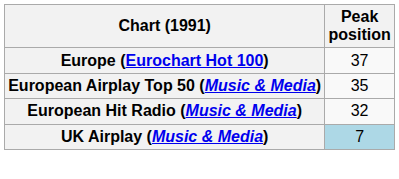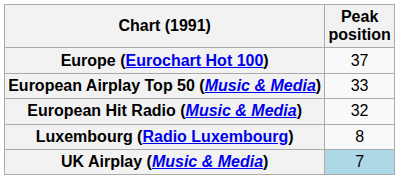(360, 85) 35 -> (360, 85) 33
+ row: (165, 136)
